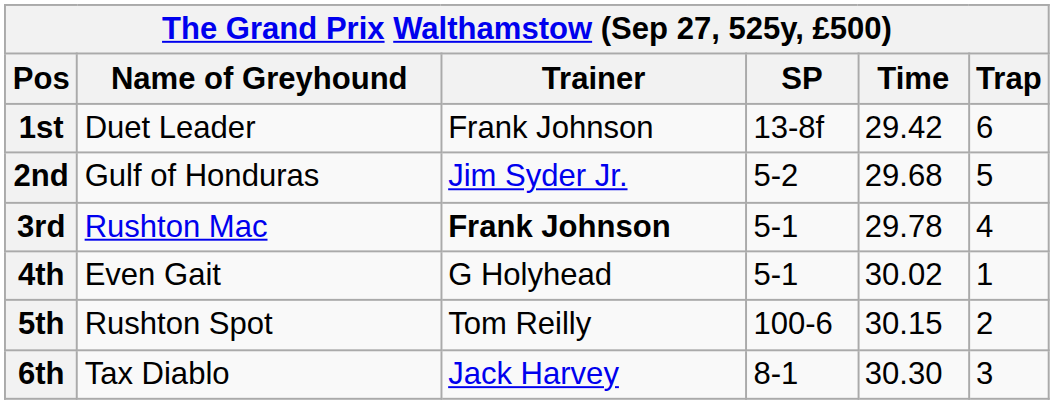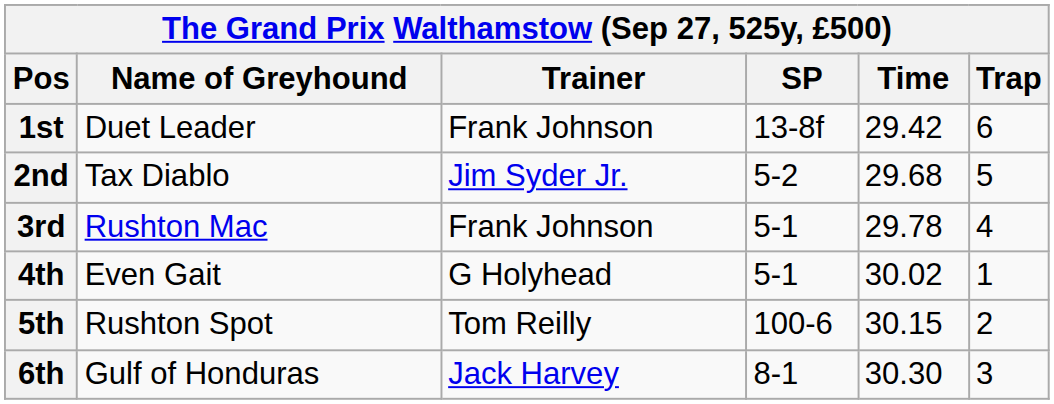(202, 176) Gulf of Honduras -> (157, 176) Tax Diablo
(559, 226) bold -> (551, 226) normal
(157, 373) Tax Diablo -> (202, 373) Gulf of Honduras
